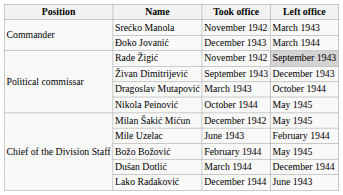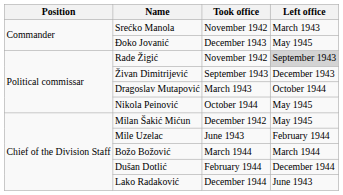(296, 43) March 1944 -> (292, 43) May 1945
(233, 151) February 1944 -> (228, 151) March 1944
(292, 151) May 1945 -> (296, 151) March 1944
(228, 167) March 1944 -> (233, 167) February 1944
